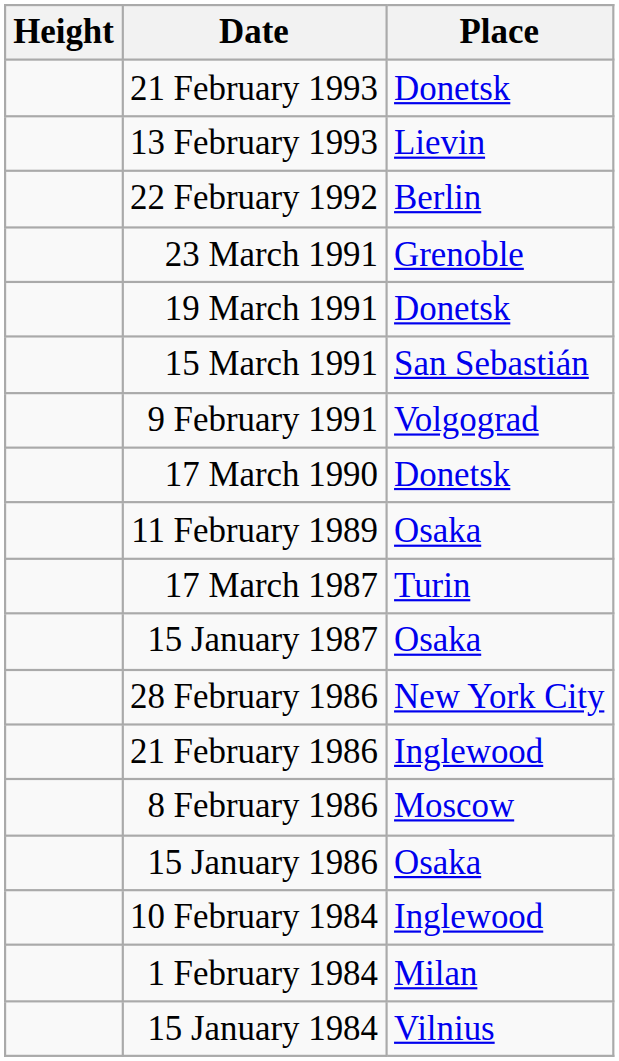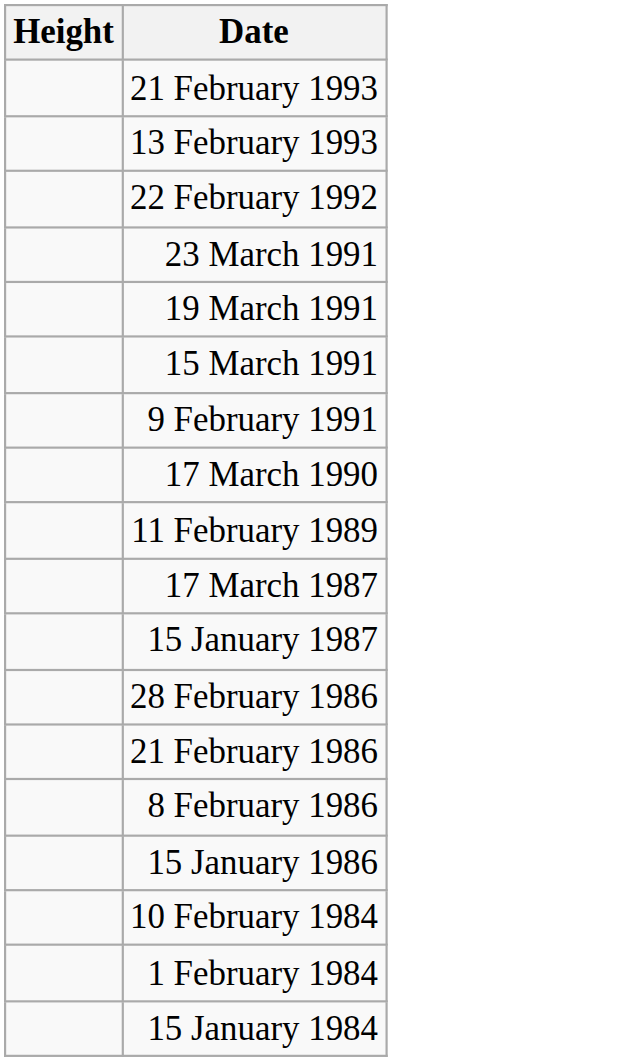- column: (499, 32)
